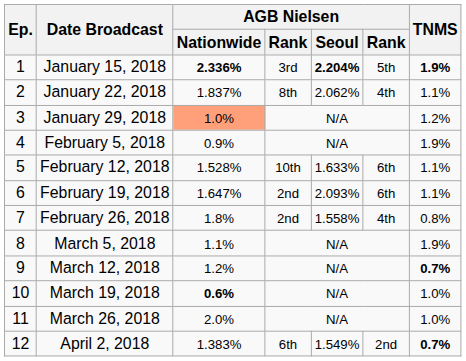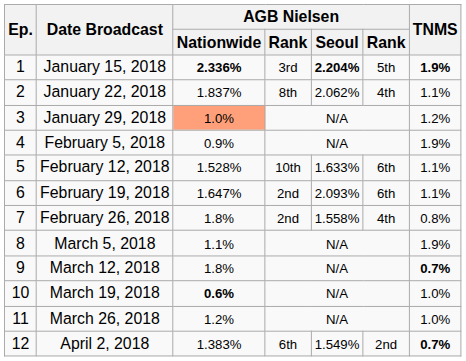(219, 269) 1.2% -> (219, 269) 1.8%
(219, 319) 2.0% -> (219, 319) 1.2%
